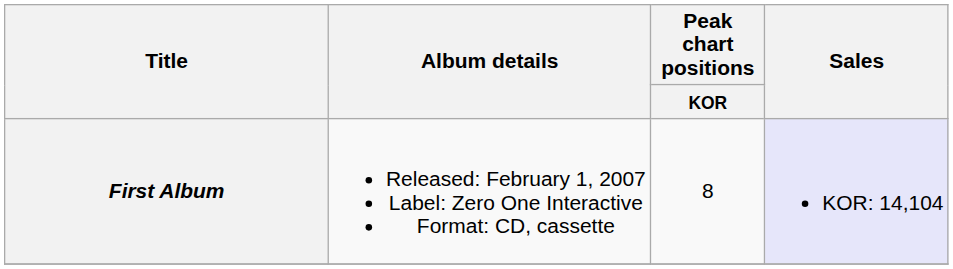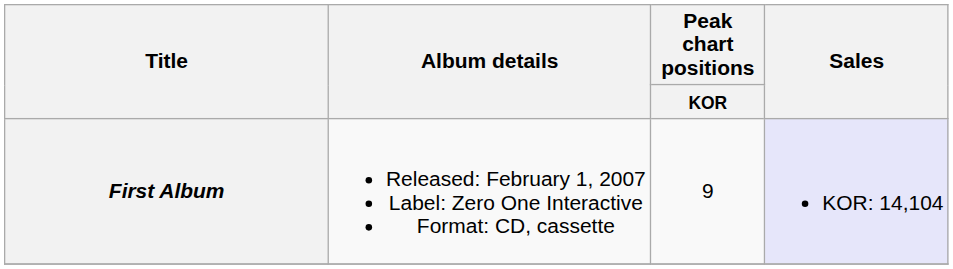(708, 191) 8 -> (708, 191) 9
